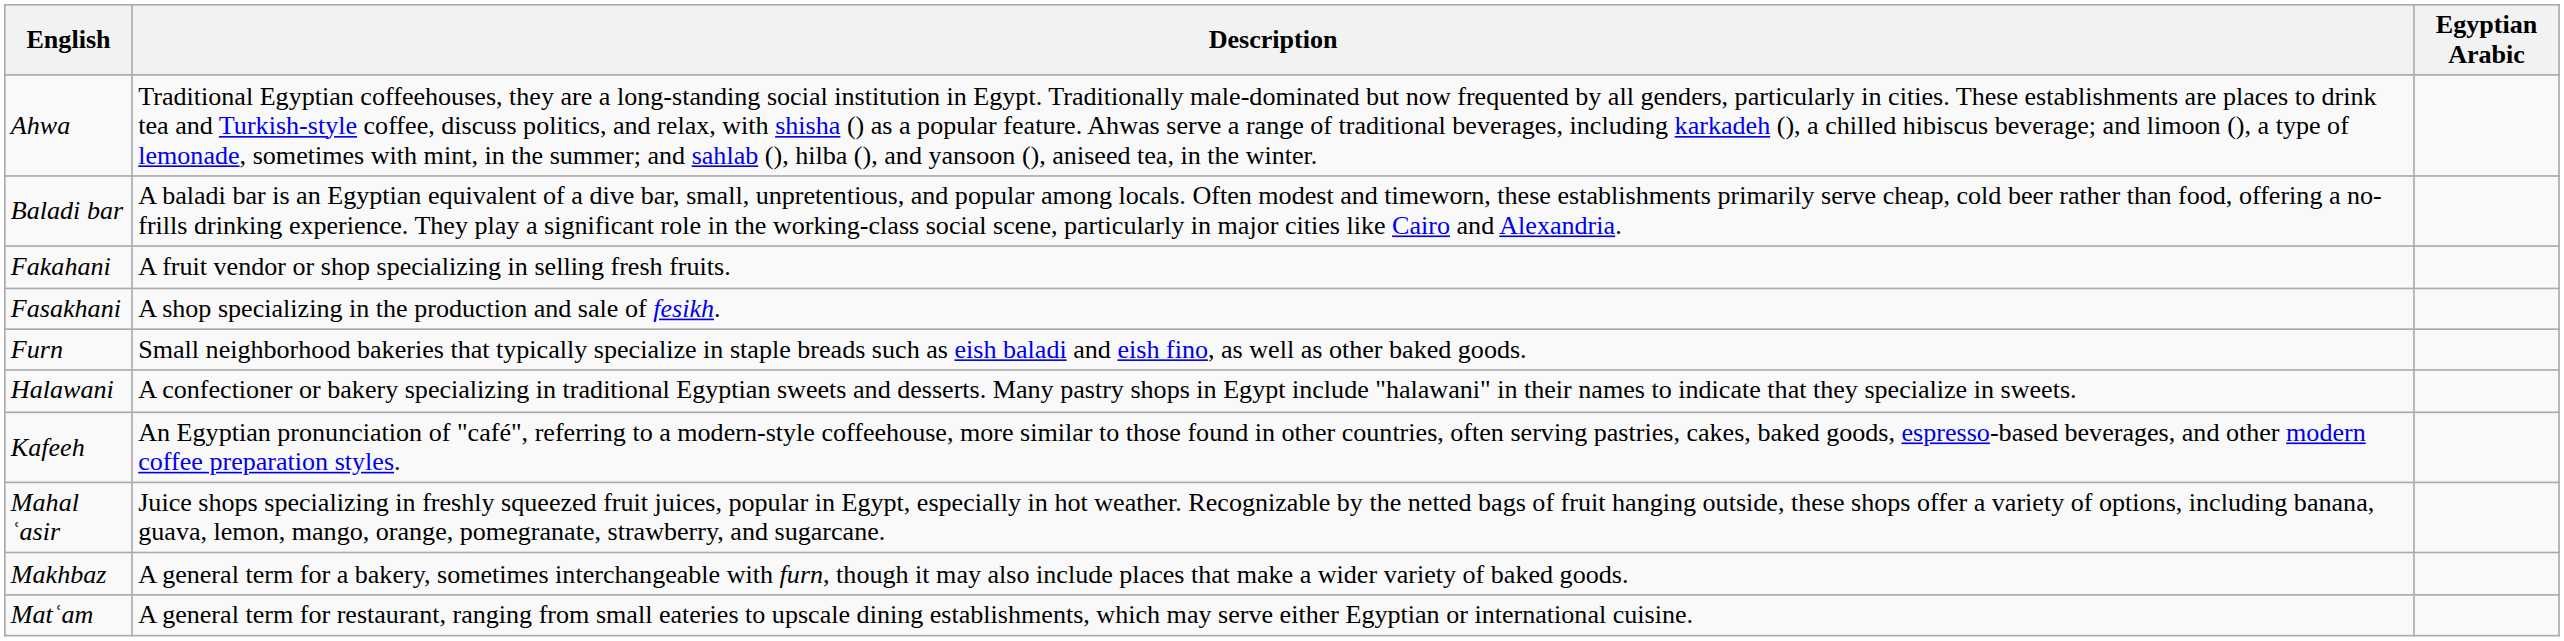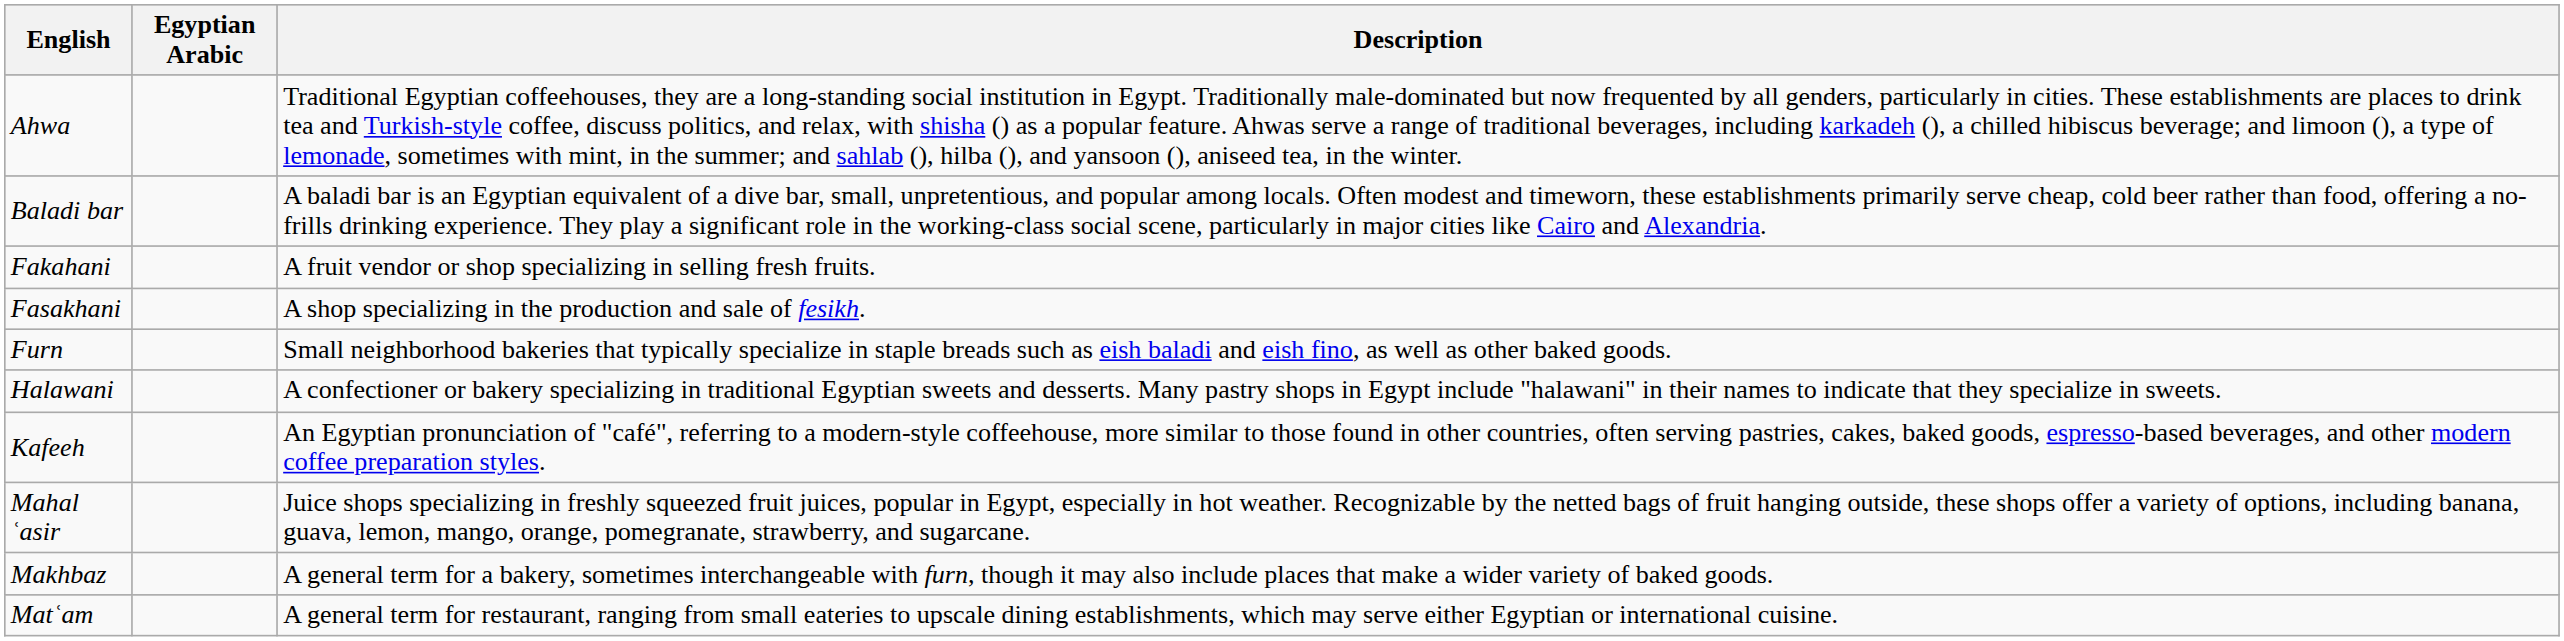columns swapped: (2487, 39) <-> (1273, 39)
